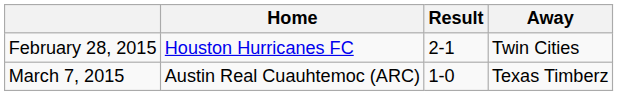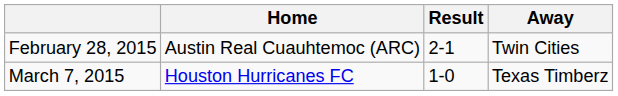(259, 47) Houston Hurricanes FC -> (292, 47) Austin Real Cuauhtemoc (ARC)
(292, 76) Austin Real Cuauhtemoc (ARC) -> (259, 76) Houston Hurricanes FC
